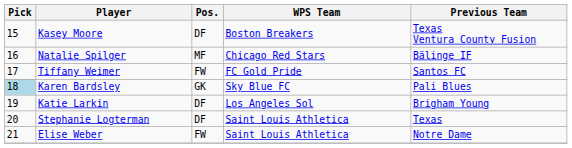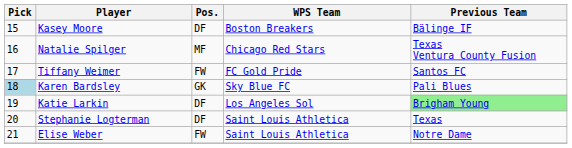(475, 34) Texas Ventura County Fusion -> (442, 28) Bälinge IF
(442, 55) Bälinge IF -> (475, 50) Texas Ventura County Fusion
(451, 103) no background -> (451, 103) lightgreen background
